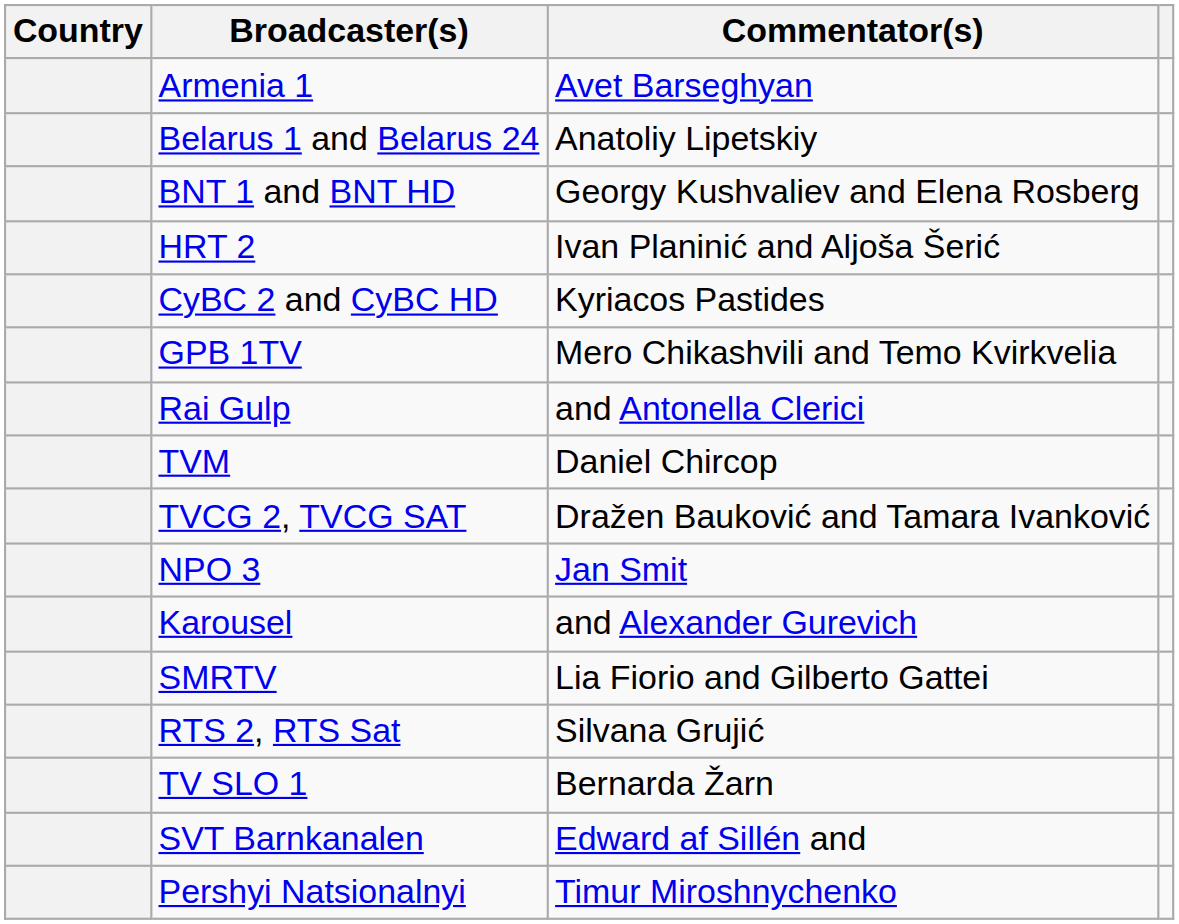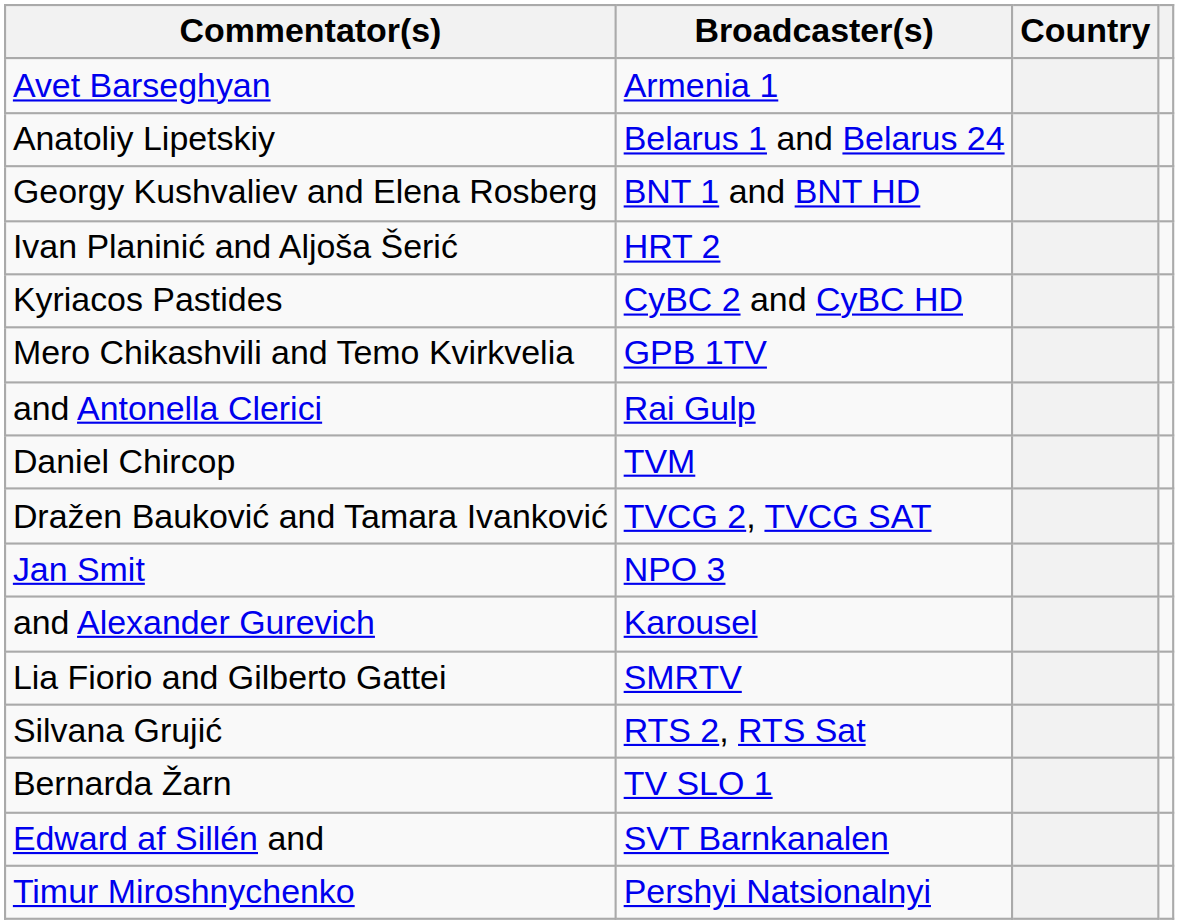columns swapped: (78, 31) <-> (853, 31)
